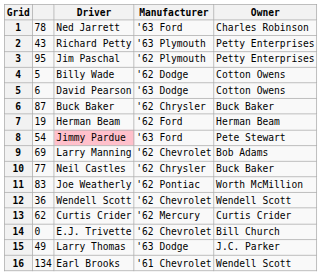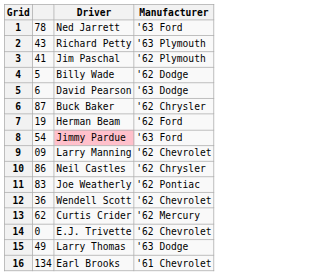- column: (265, 12)
(40, 59) 95 -> (40, 59) 41
(40, 153) 69 -> (40, 153) 09
(40, 169) 77 -> (40, 169) 86
